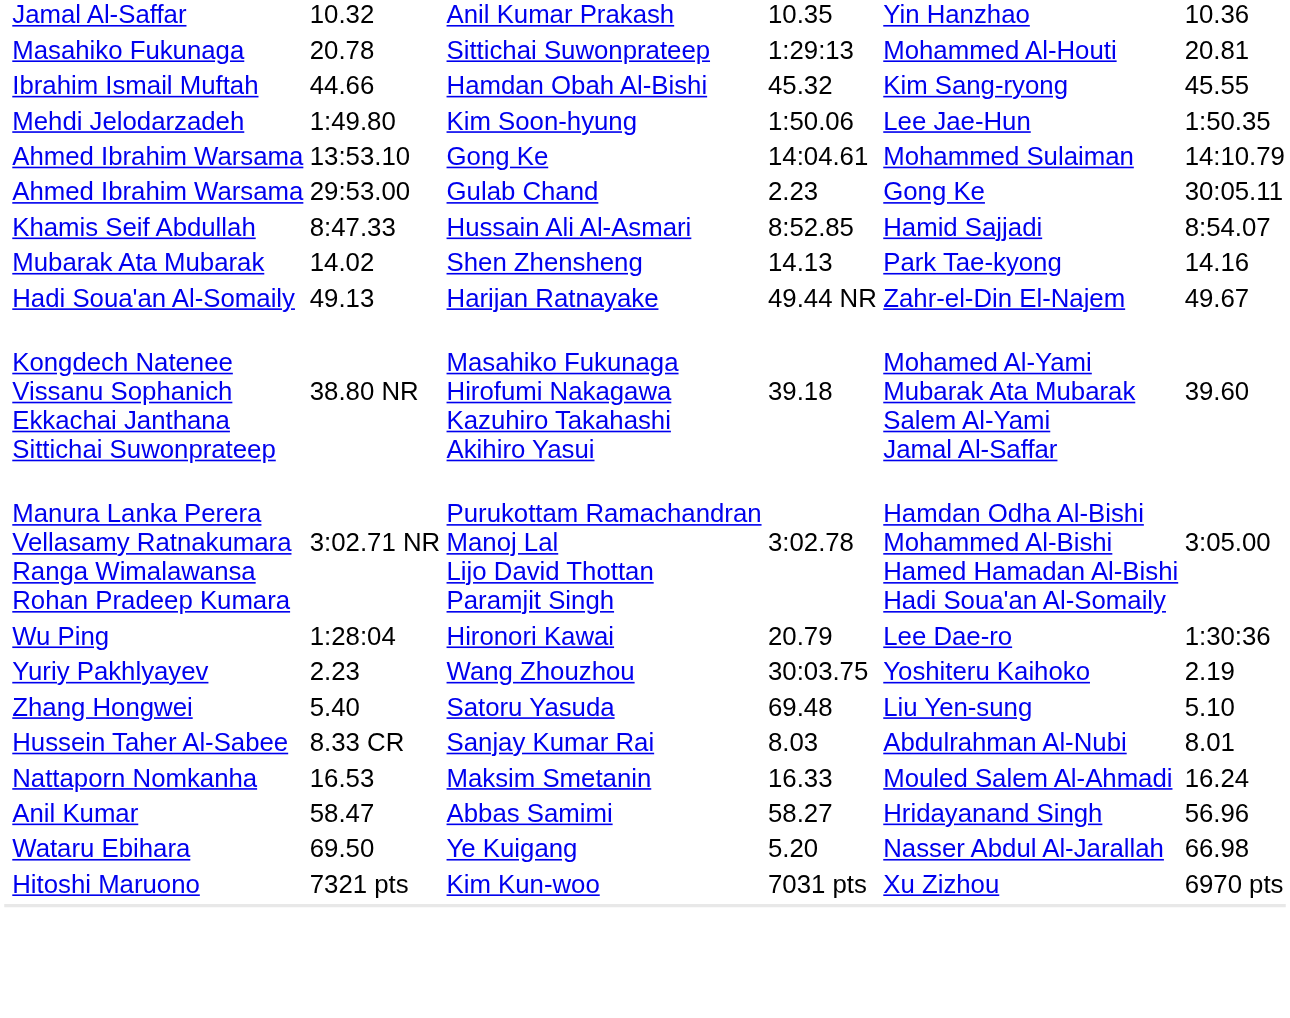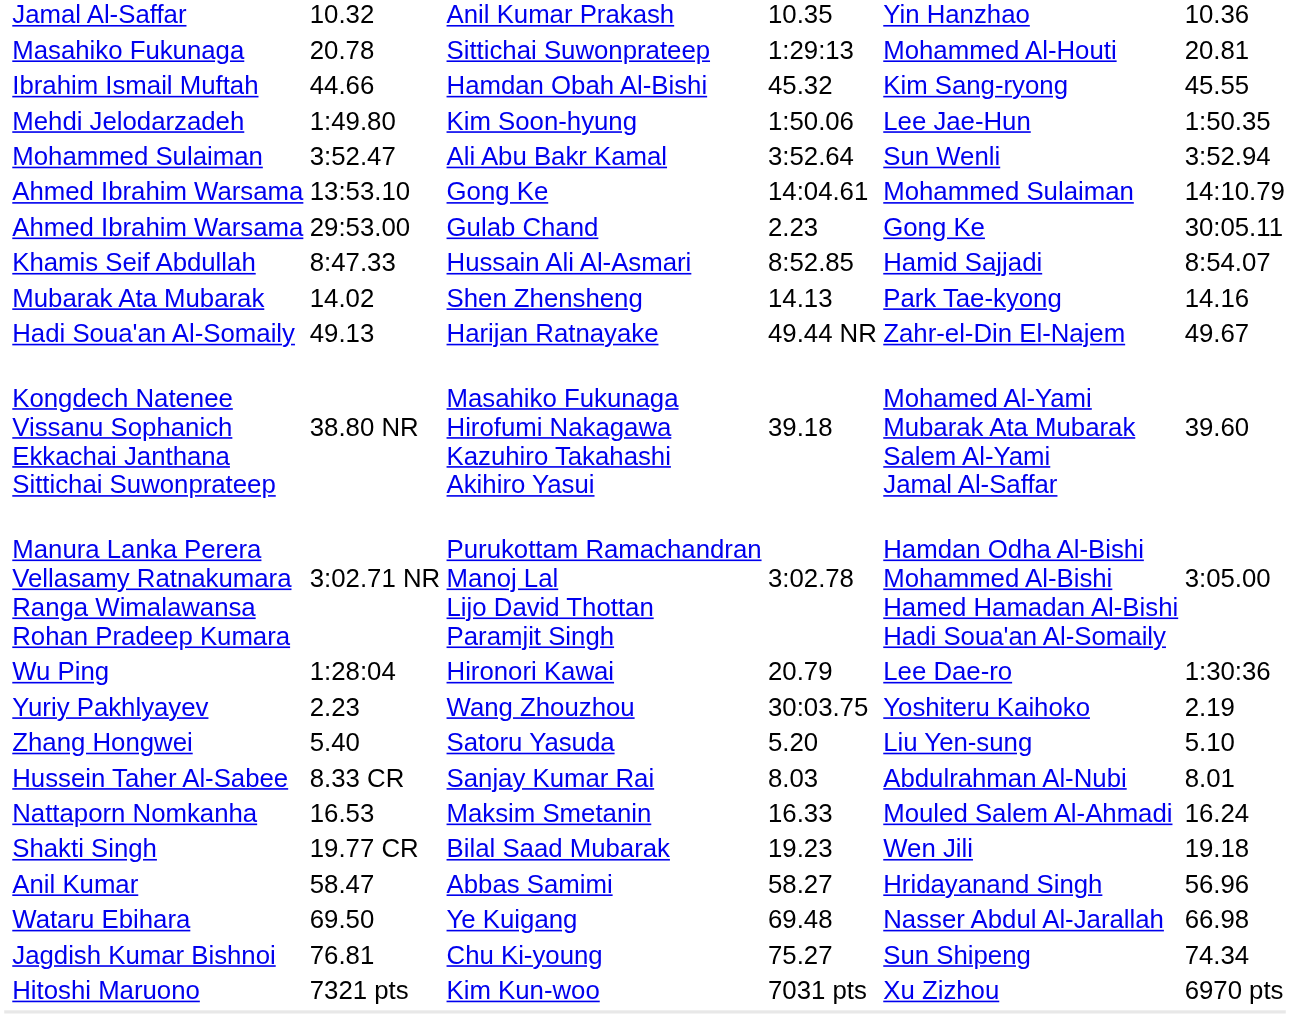+ row: (557, 156)
(800, 707) 69.48 -> (793, 742) 5.20
+ row: (558, 848)
(793, 848) 5.20 -> (800, 919) 69.48
+ row: (525, 955)
